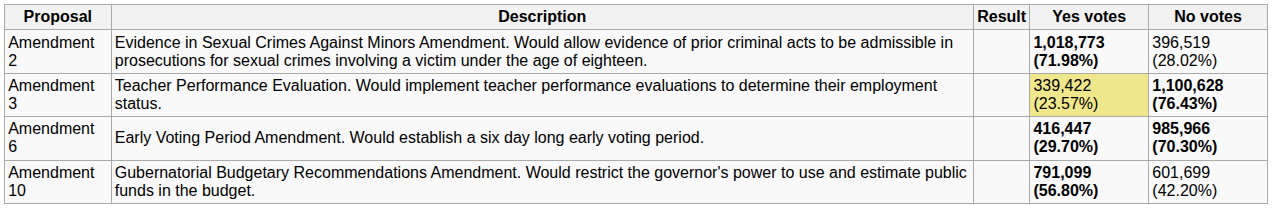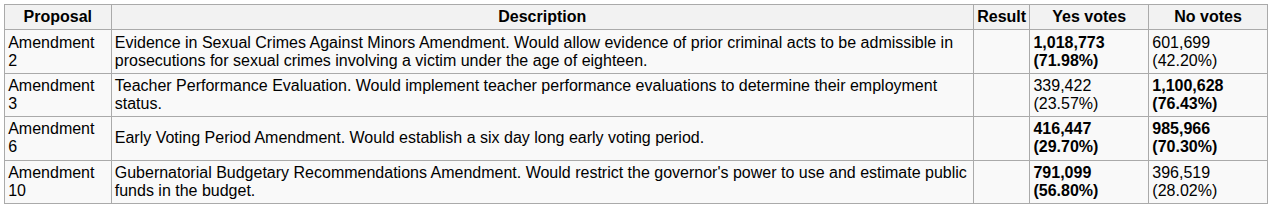(1185, 51) 396,519 (28.02%) -> (1185, 51) 601,699 (42.20%)
(1066, 94) khaki background -> (1066, 94) no background
(1185, 181) 601,699 (42.20%) -> (1185, 181) 396,519 (28.02%)
